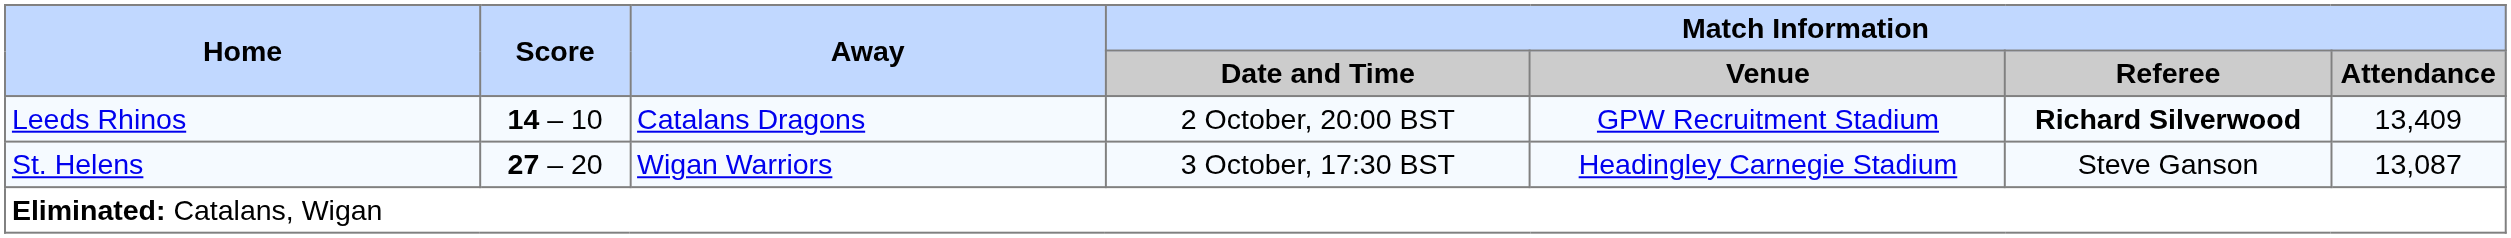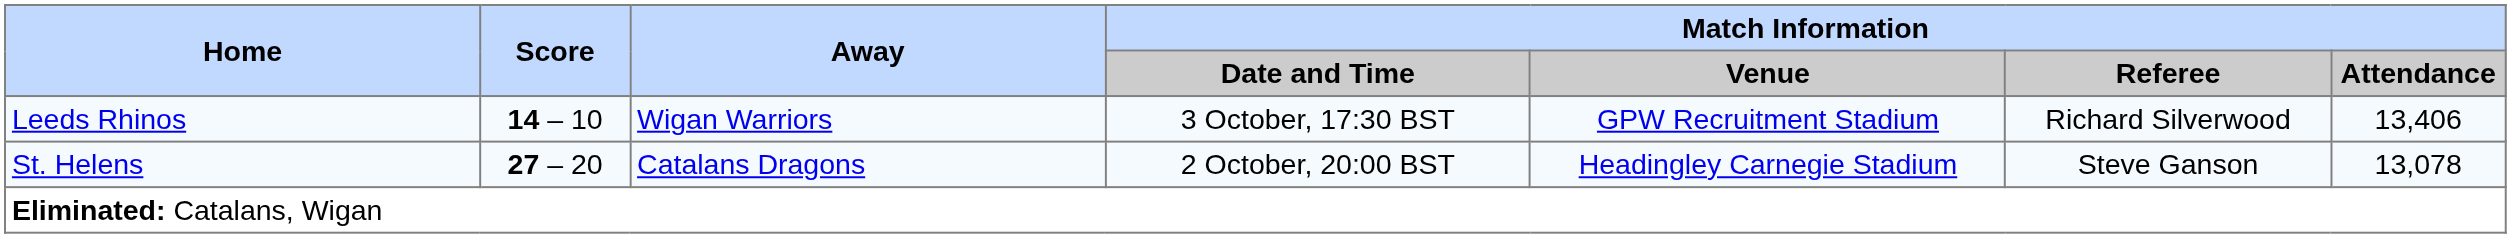(751, 119) Catalans Dragons -> (735, 119) Wigan Warriors
(1318, 119) 2 October, 20:00 BST -> (1318, 119) 3 October, 17:30 BST
(2168, 119) bold -> (2168, 119) normal
(2418, 119) 13,409 -> (2418, 119) 13,406
(735, 164) Wigan Warriors -> (751, 164) Catalans Dragons
(1318, 164) 3 October, 17:30 BST -> (1318, 164) 2 October, 20:00 BST
(2418, 164) 13,087 -> (2418, 164) 13,078
